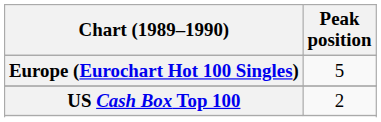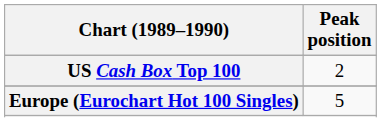rows swapped: (154, 70) <-> (154, 100)
